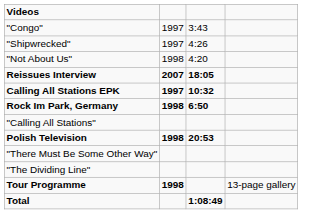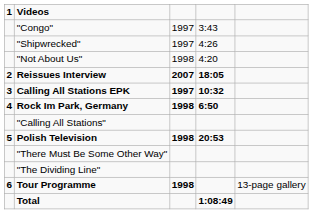+ column: (9, 12)
